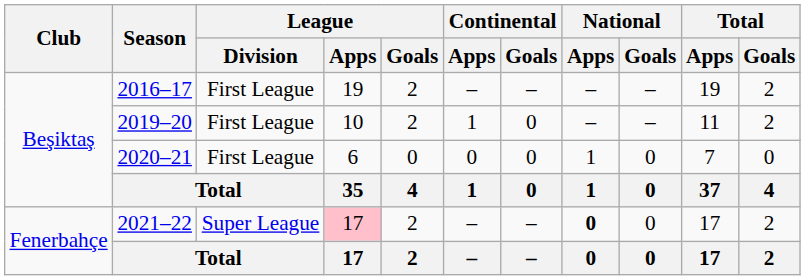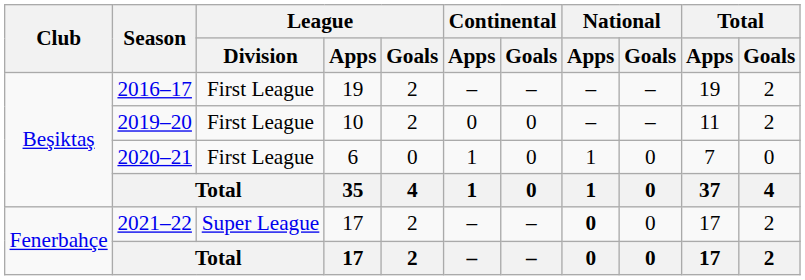(472, 122) 1 -> (472, 122) 0
(472, 156) 0 -> (472, 156) 1
(353, 223) pink background -> (353, 223) no background
